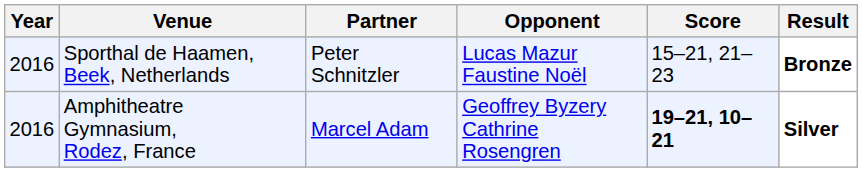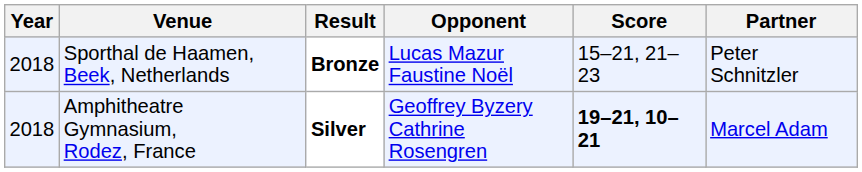columns swapped: (382, 21) <-> (818, 21)
(32, 64) 2016 -> (32, 64) 2018
(32, 130) 2016 -> (32, 130) 2018
